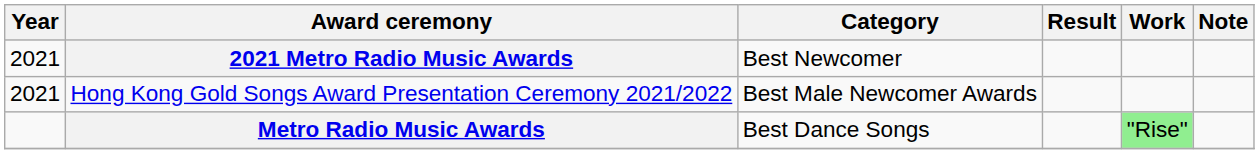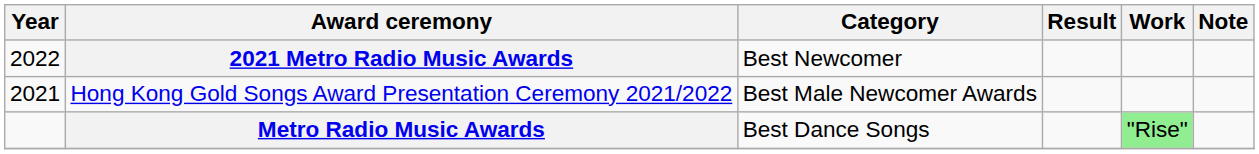(35, 58) 2021 -> (35, 58) 2022
